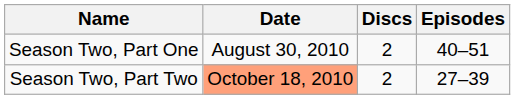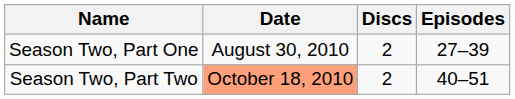(463, 49) 40–51 -> (463, 49) 27–39
(463, 79) 27–39 -> (463, 79) 40–51
